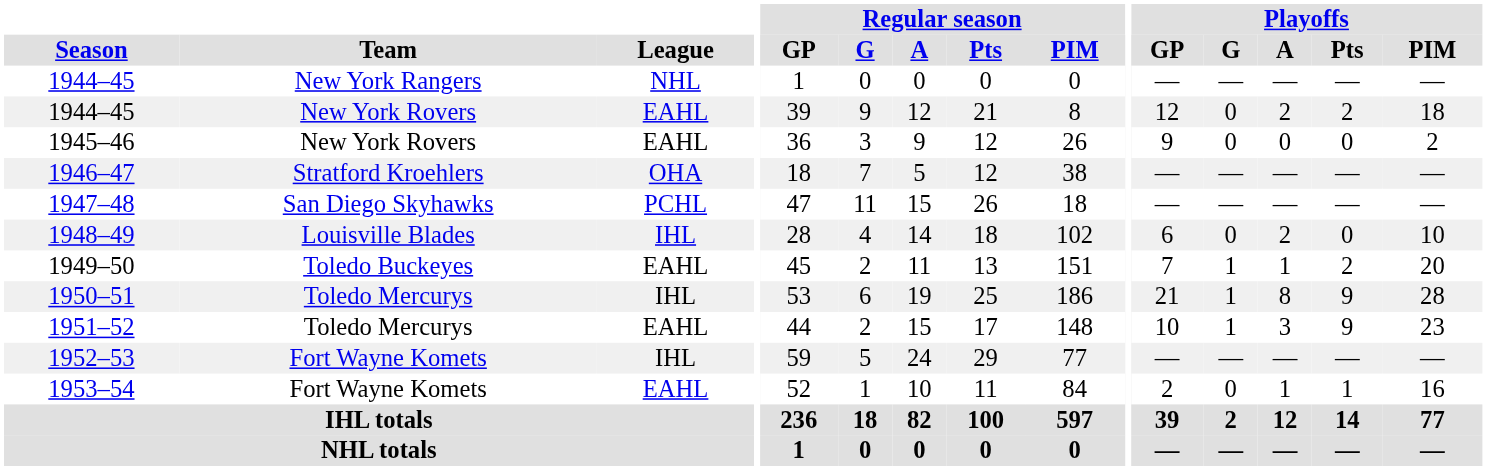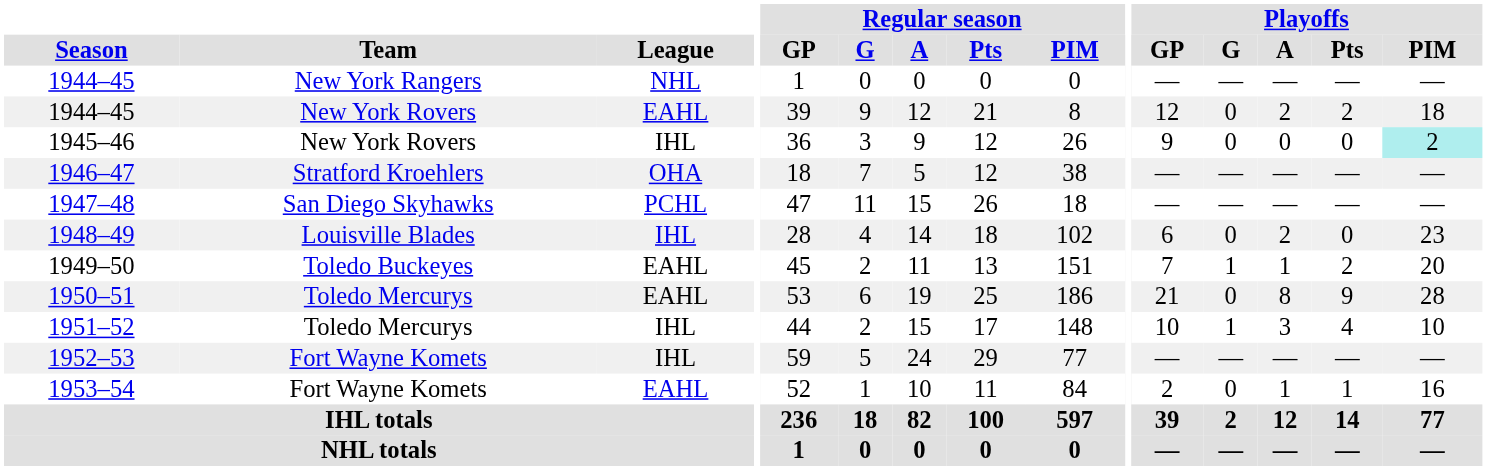(676, 142) EAHL -> (676, 142) IHL
(1432, 142) no background -> (1432, 142) paleturquoise background
(1432, 234) 10 -> (1432, 234) 23
(676, 296) IHL -> (676, 296) EAHL
(1231, 296) 1 -> (1231, 296) 0
(676, 327) EAHL -> (676, 327) IHL
(1347, 327) 9 -> (1347, 327) 4
(1432, 327) 23 -> (1432, 327) 10
